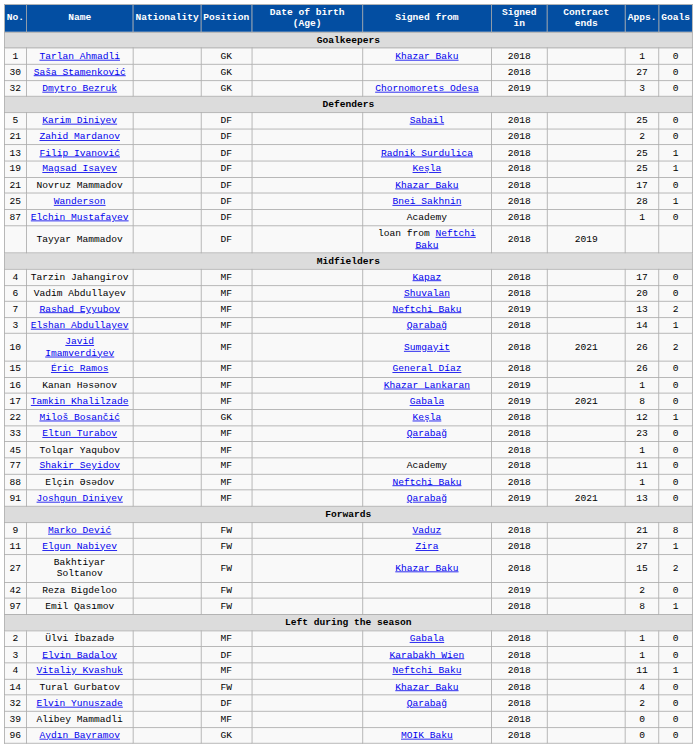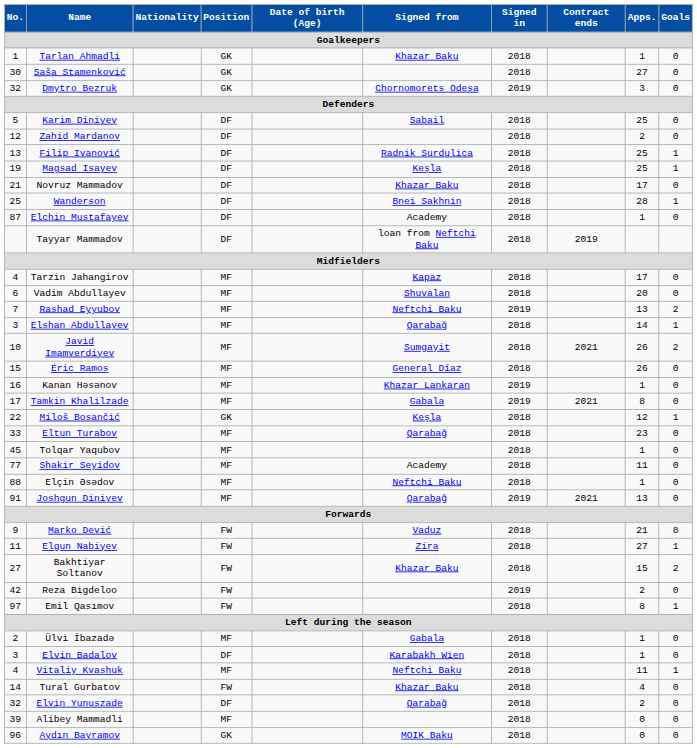(15, 136) 21 -> (15, 136) 12
